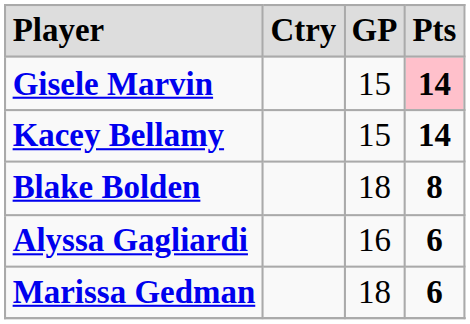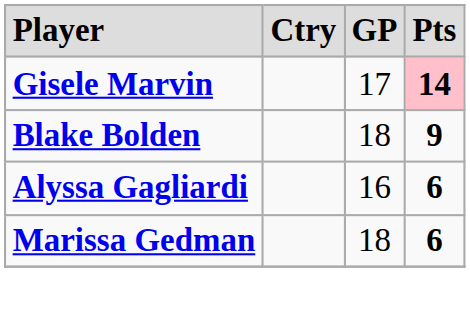(374, 82) 15 -> (374, 82) 17
- row: (118, 135)
(434, 187) 8 -> (434, 135) 9
